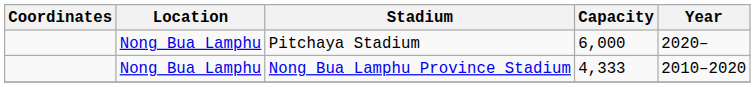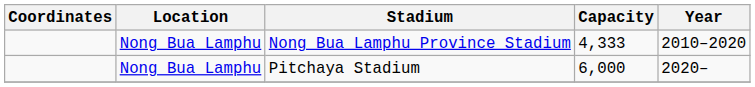rows swapped: (420, 69) <-> (344, 43)
